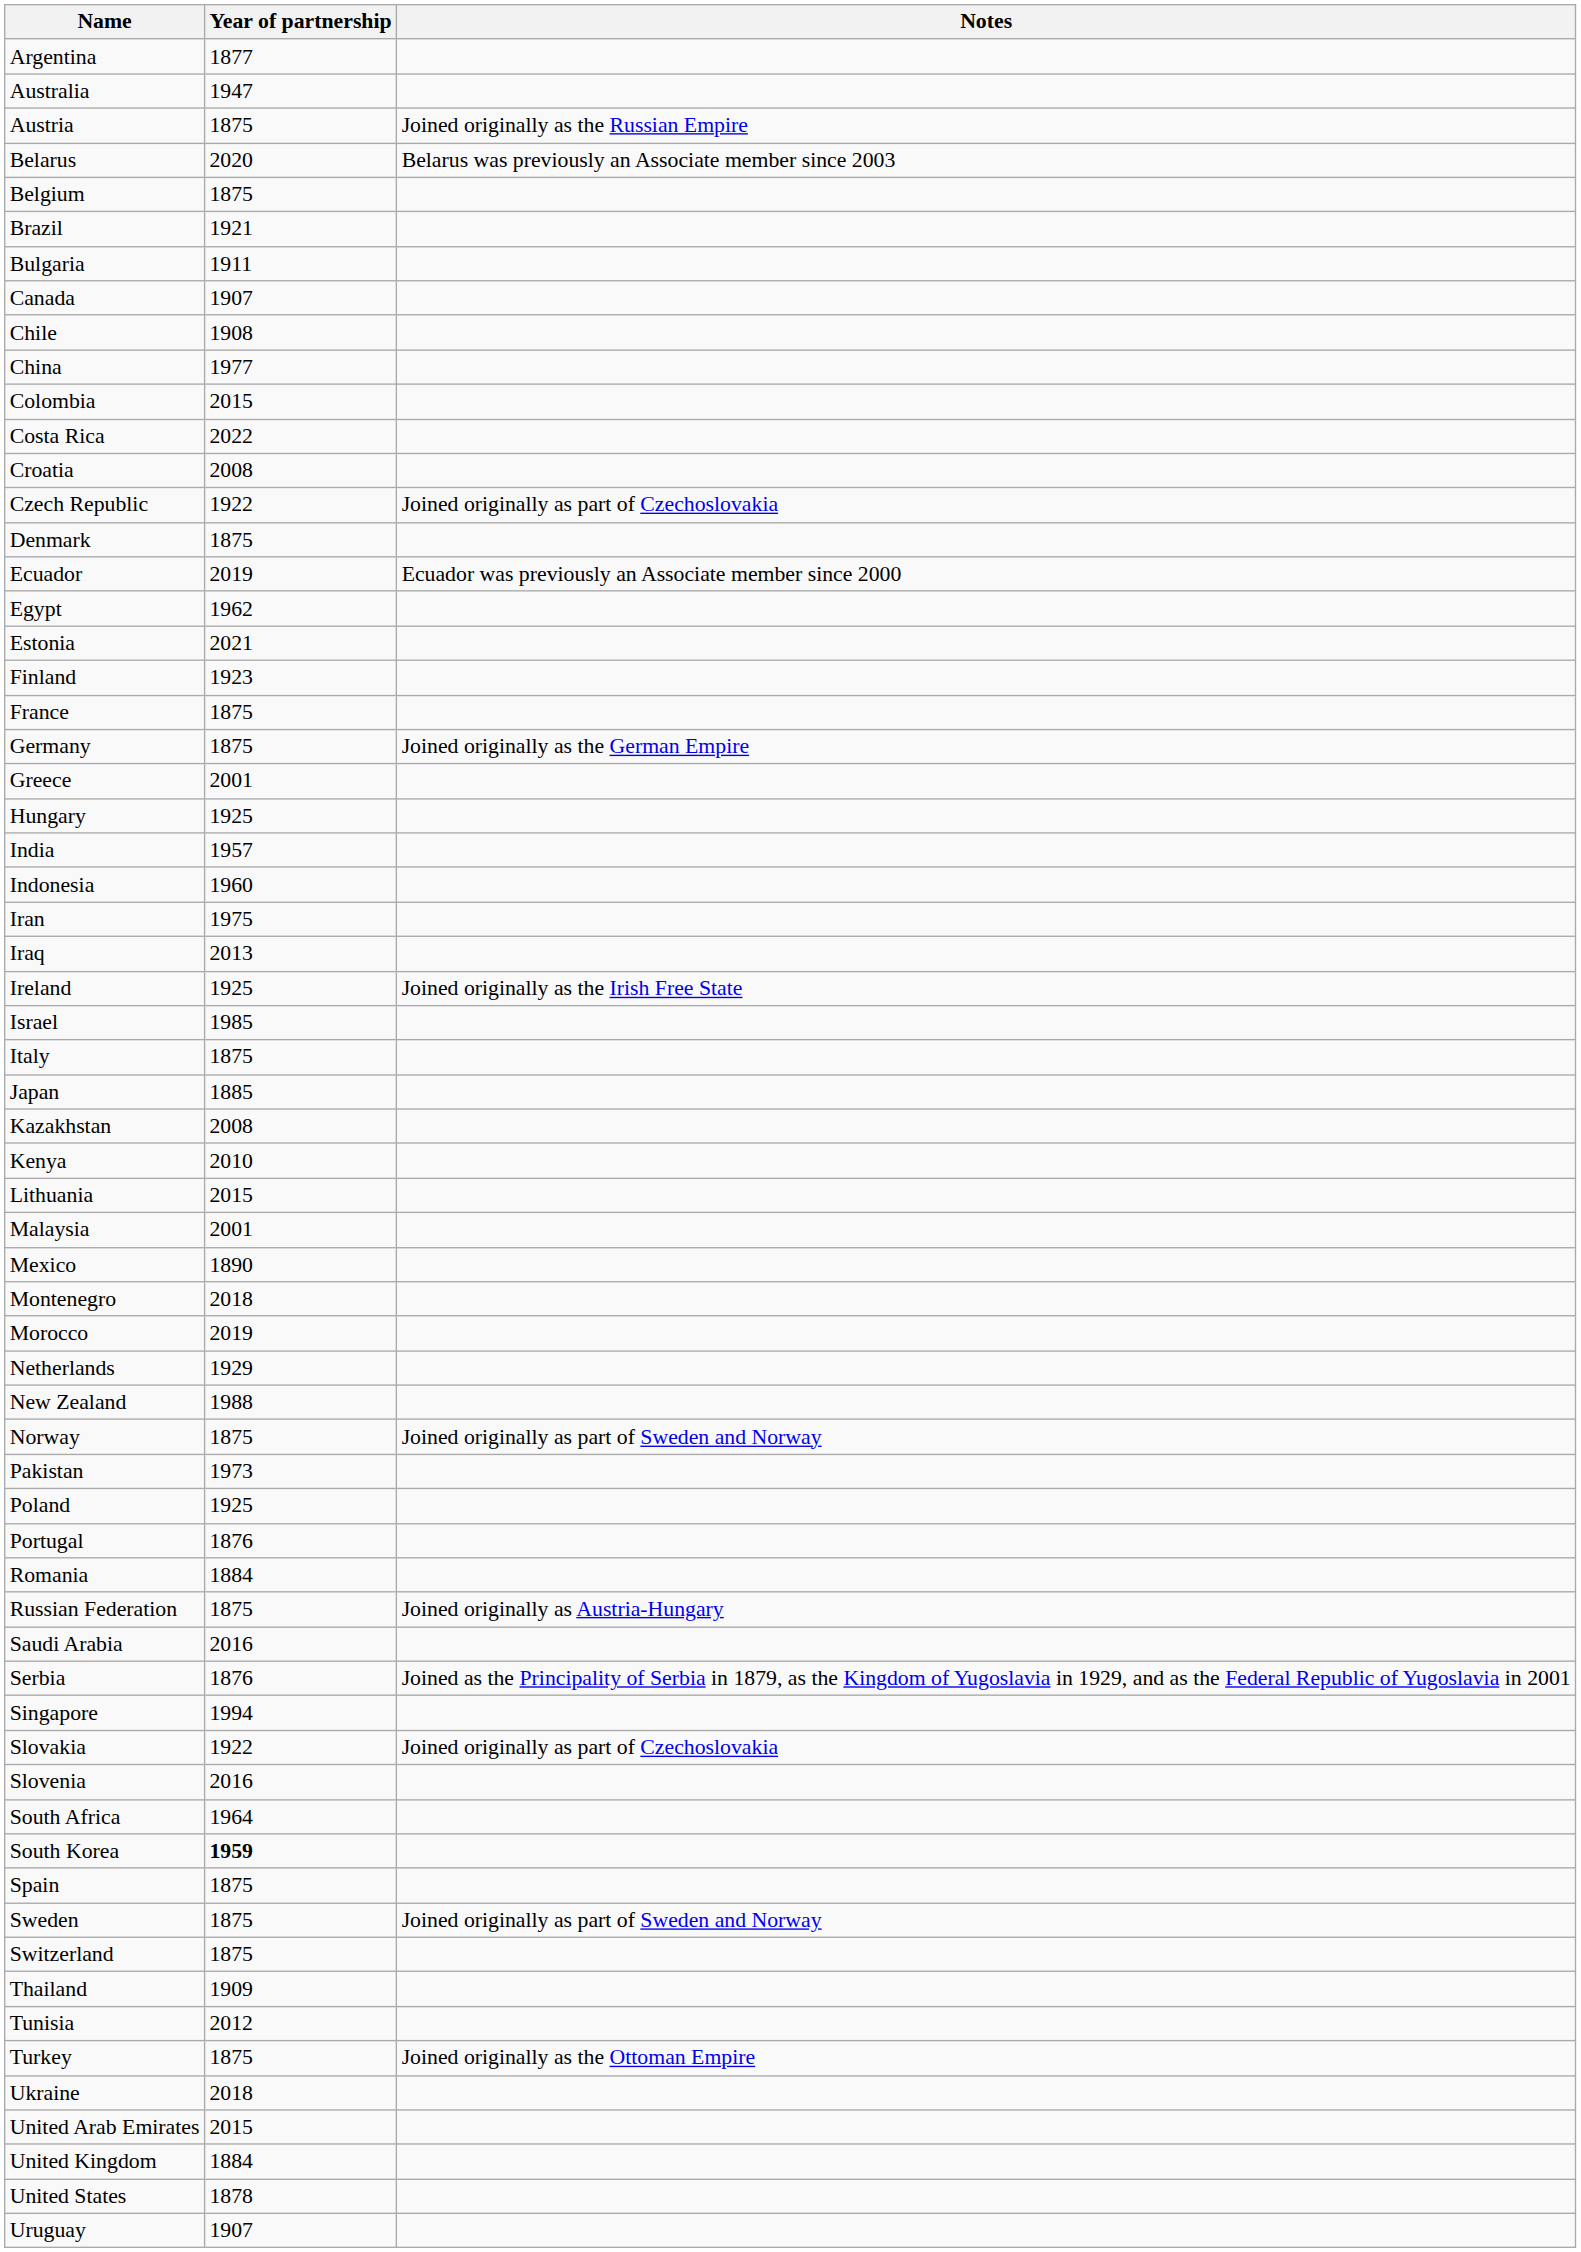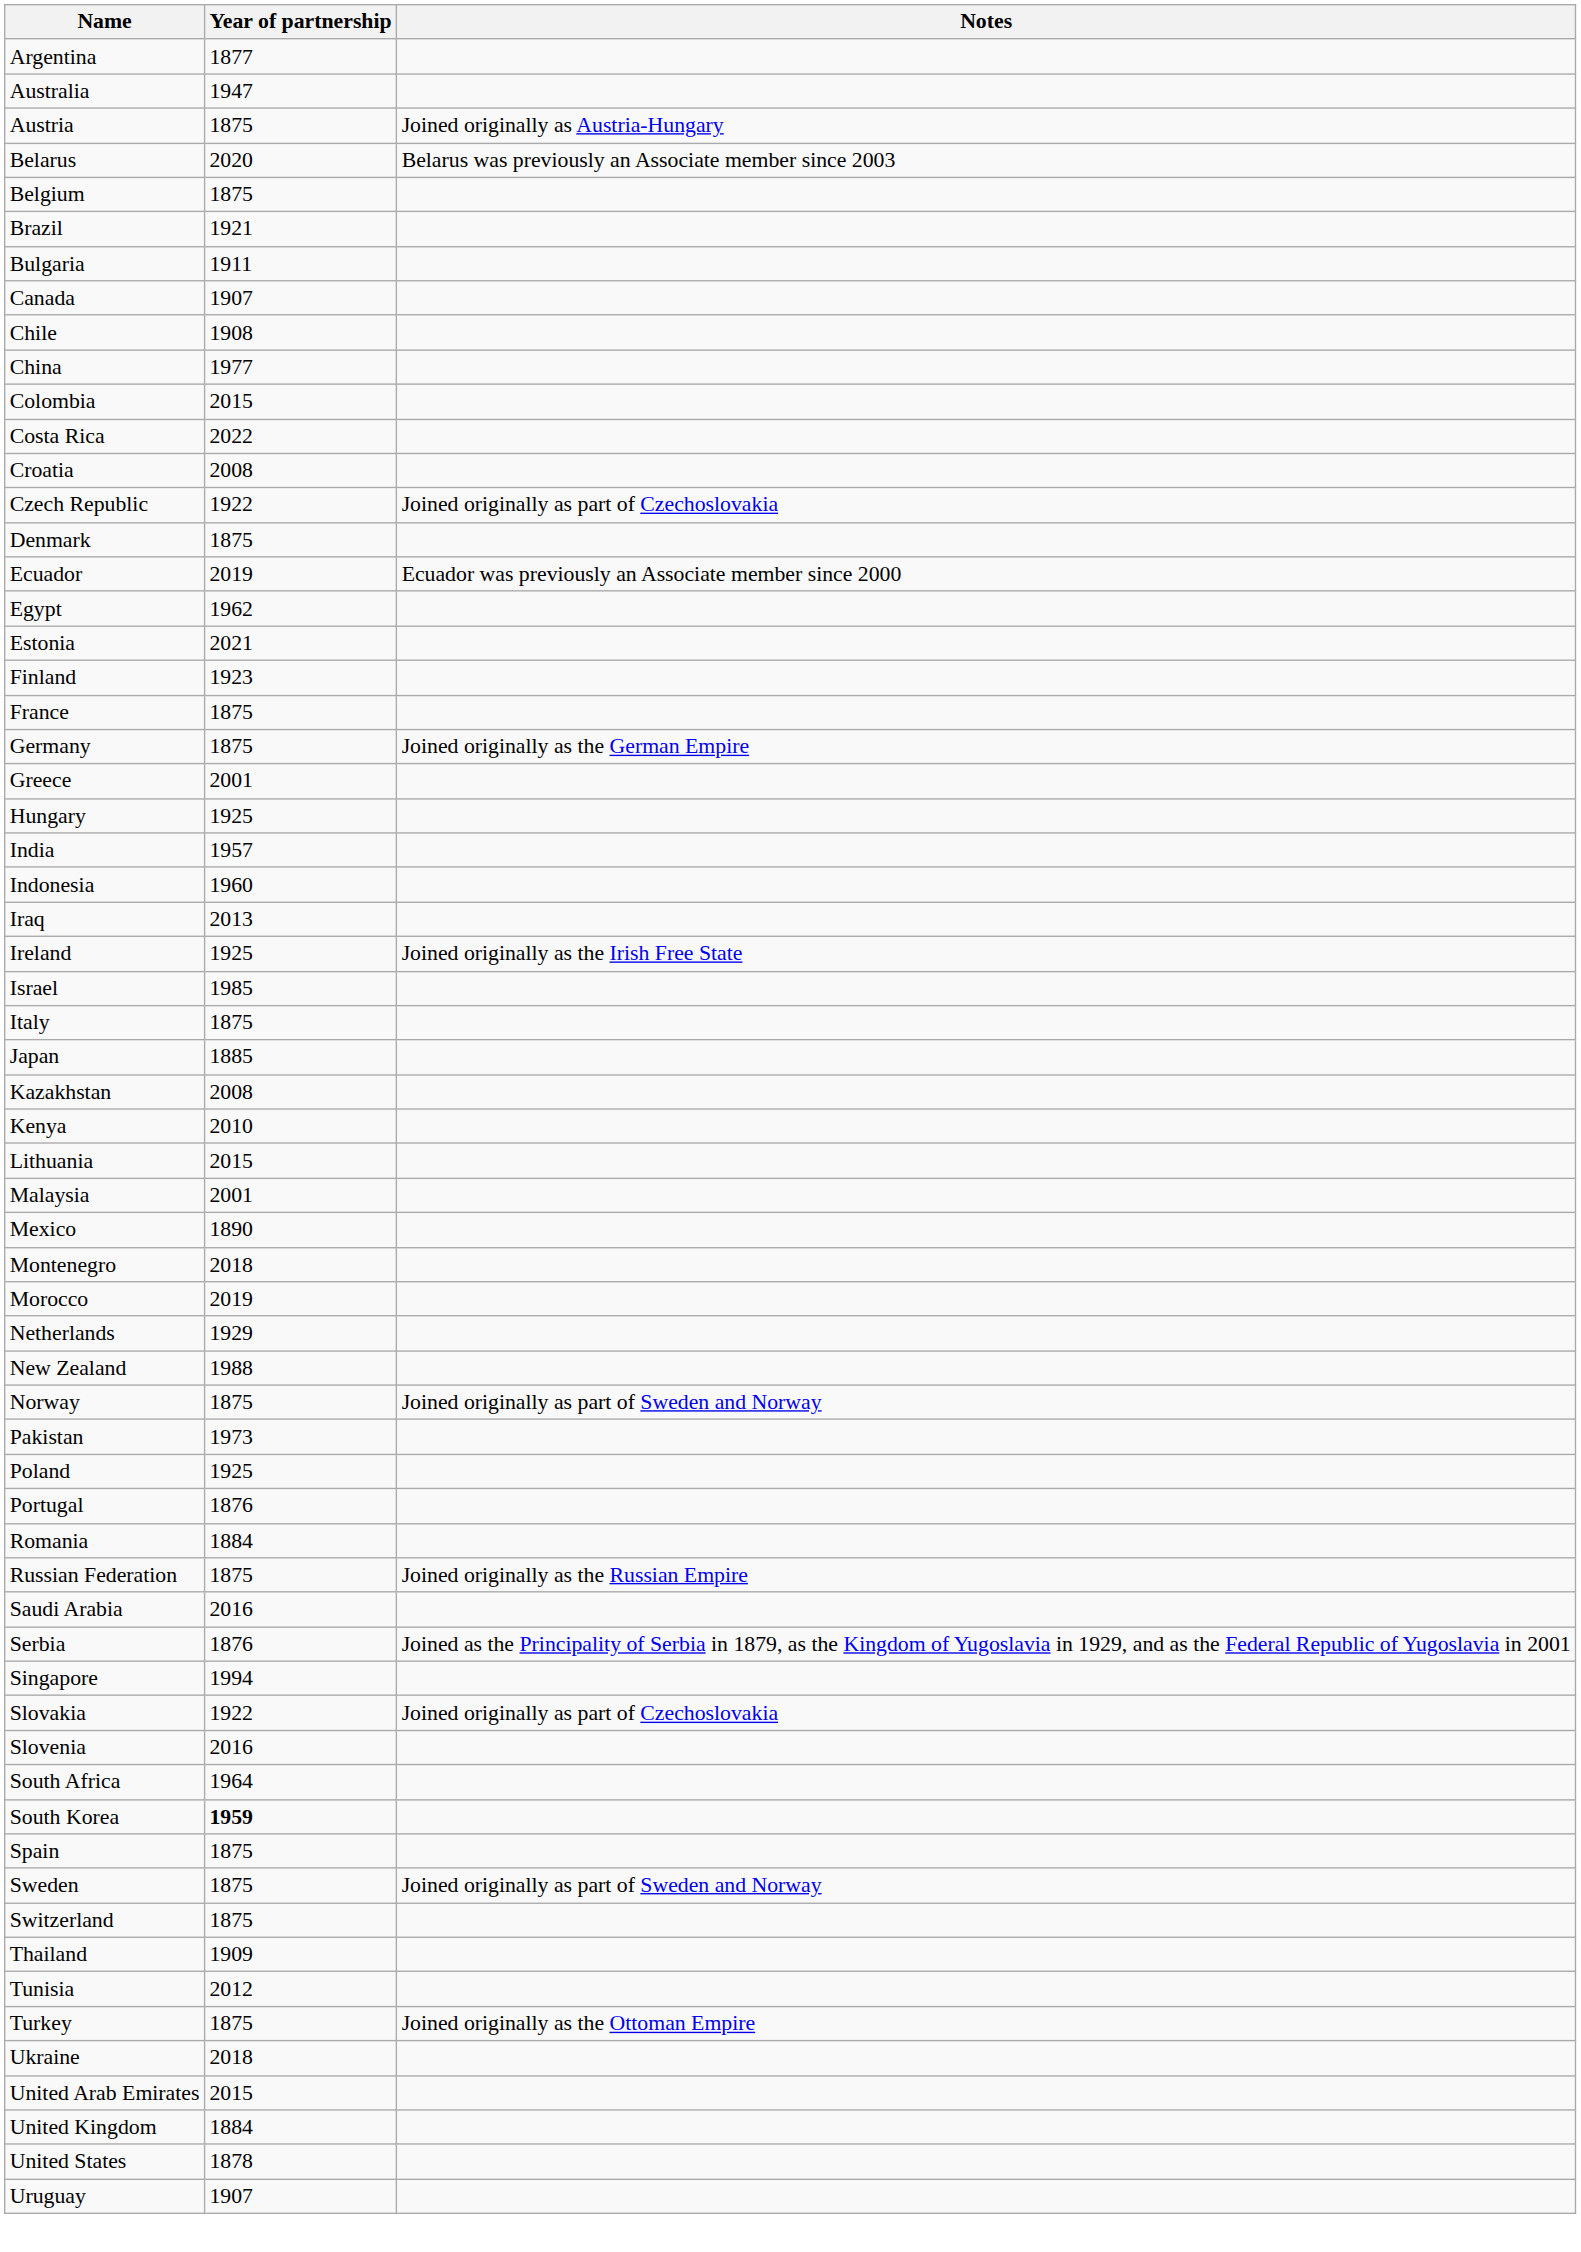(575, 125) Joined originally as the Russian Empire -> (563, 125) Joined originally as Austria-Hungary
- row: (27, 919)
(563, 1609) Joined originally as Austria-Hungary -> (575, 1574) Joined originally as the Russian Empire
